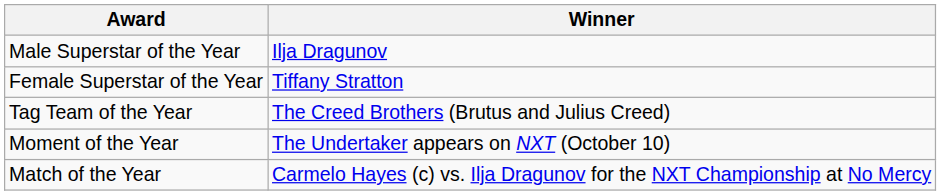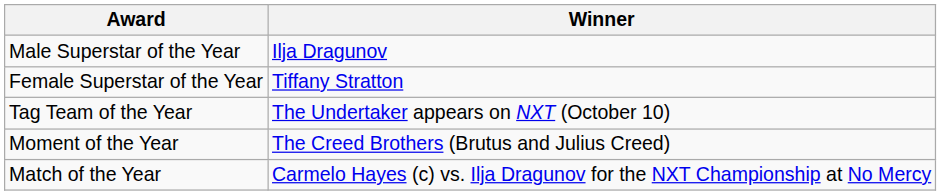(471, 112) The Creed Brothers (Brutus and Julius Creed) -> (471, 112) The Undertaker appears on NXT (October 10)
(471, 143) The Undertaker appears on NXT (October 10) -> (471, 143) The Creed Brothers (Brutus and Julius Creed)
